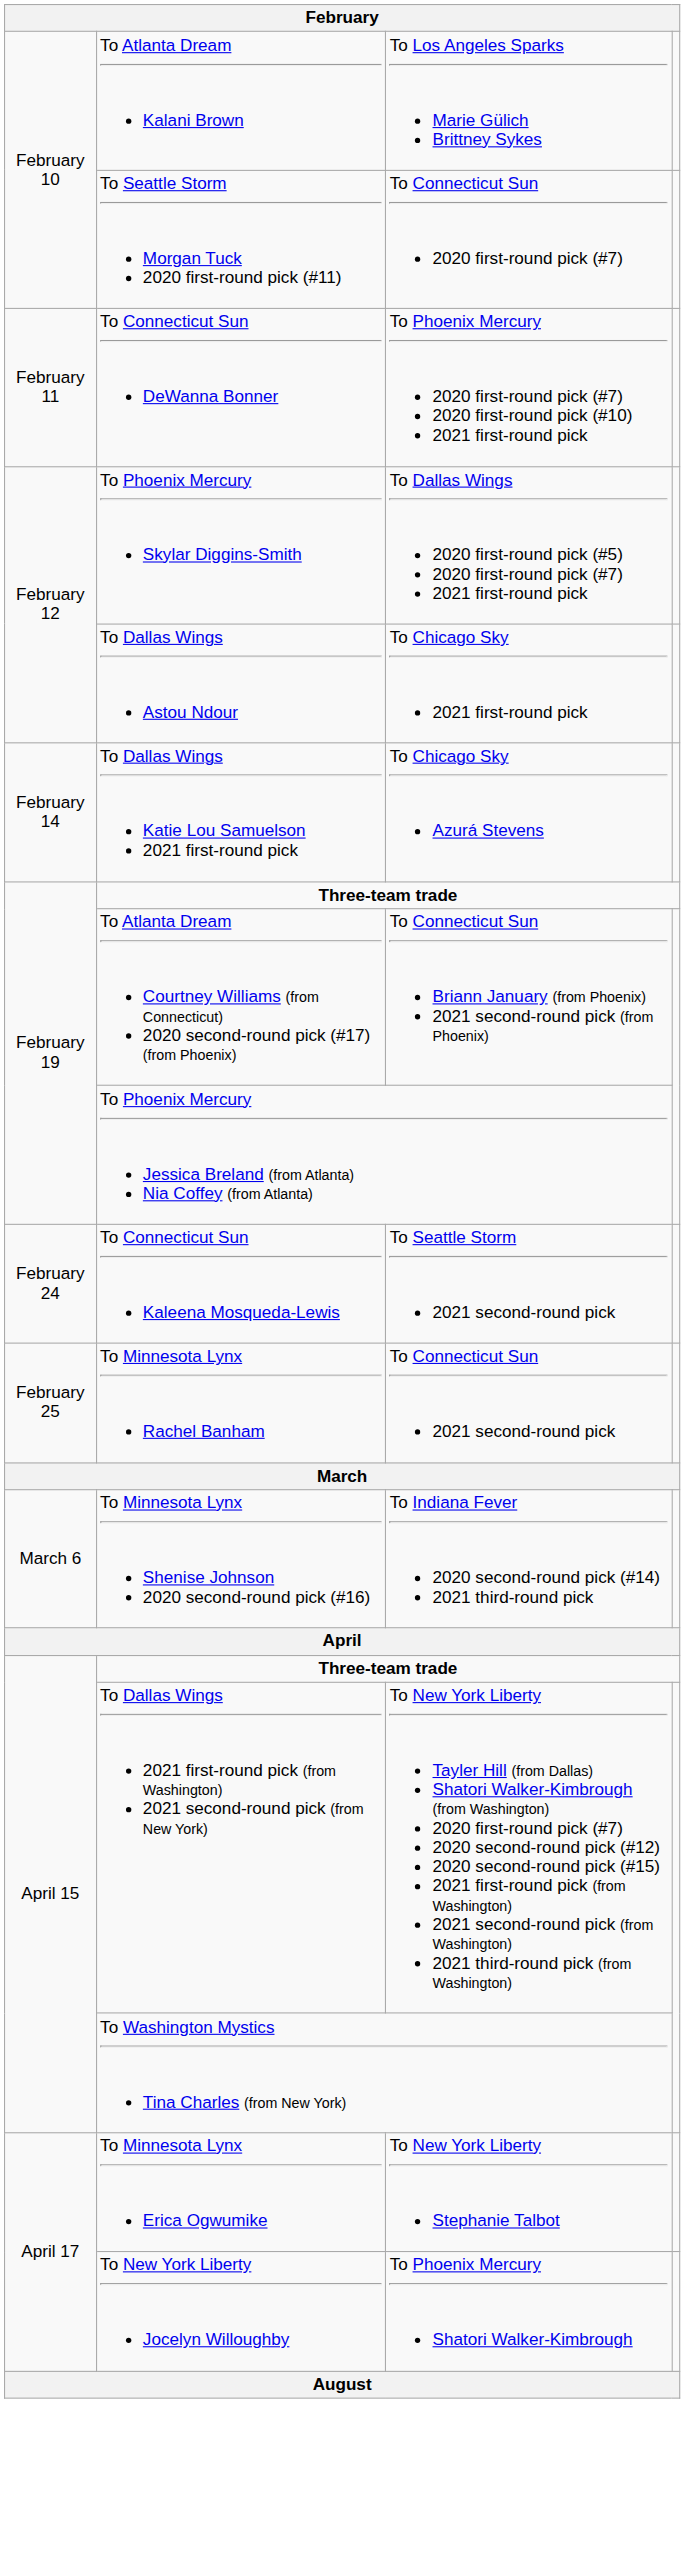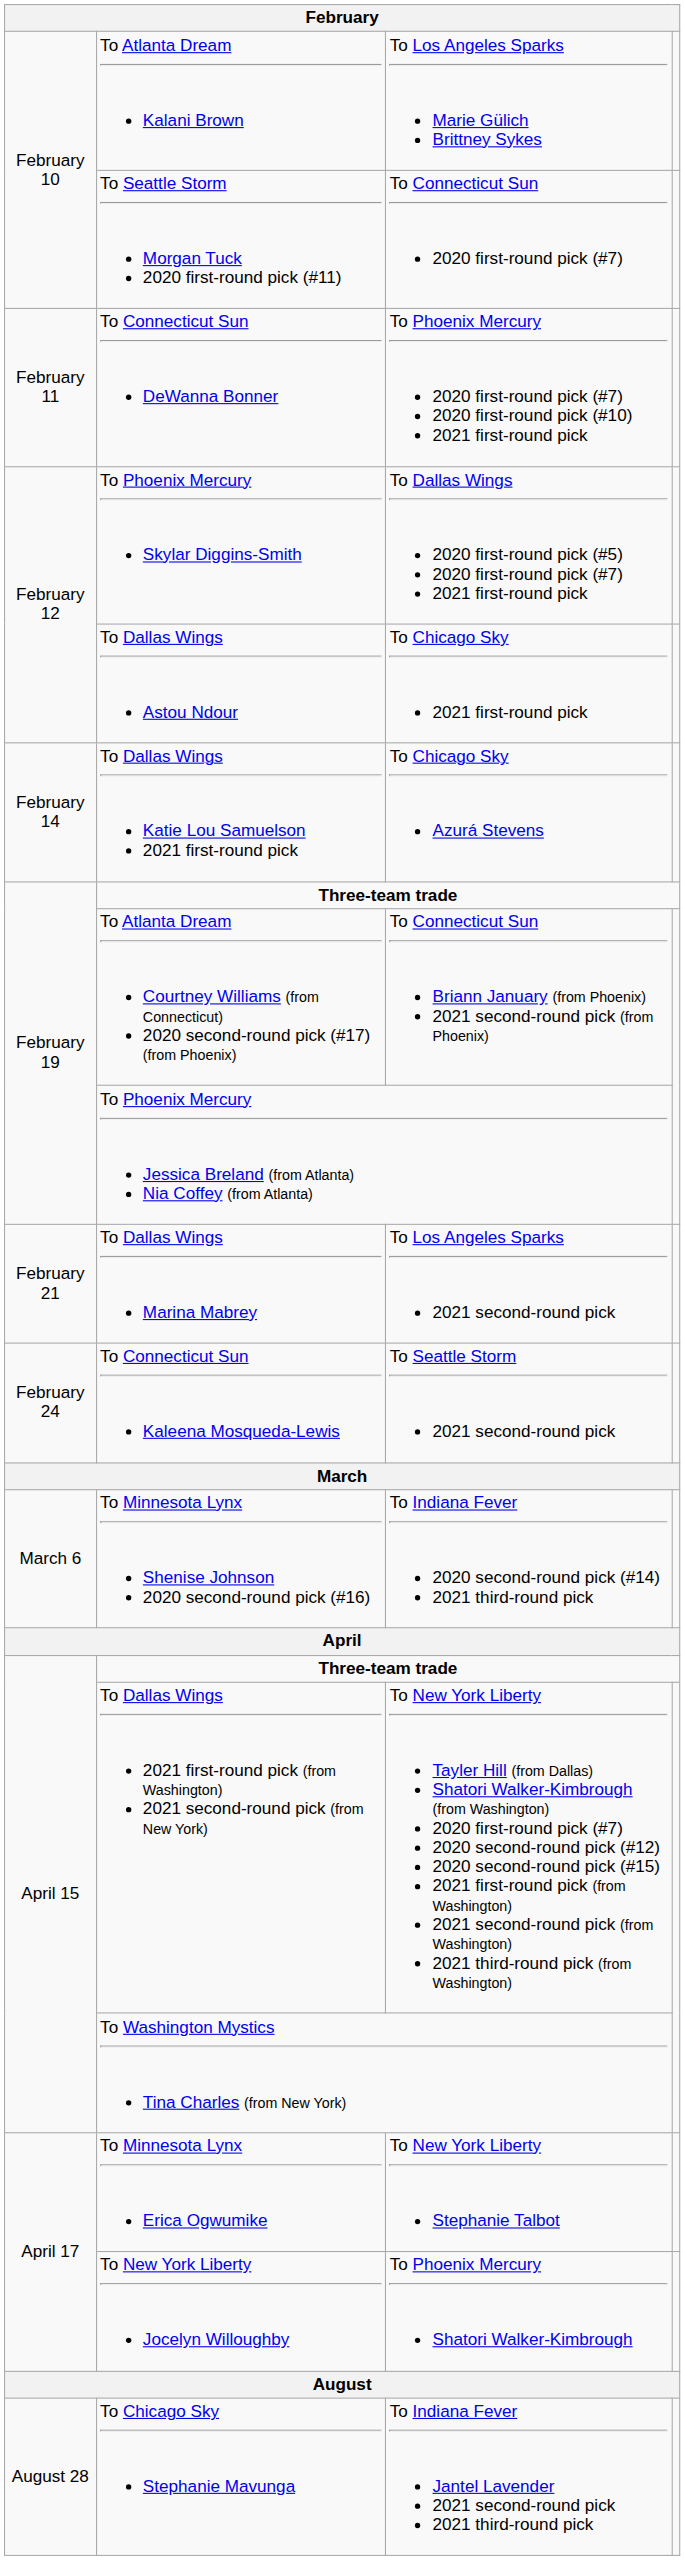+ row: (50, 1283)
- row: (50, 1402)
+ row: (50, 2476)
